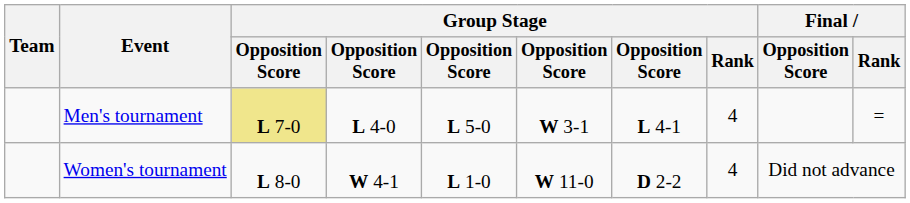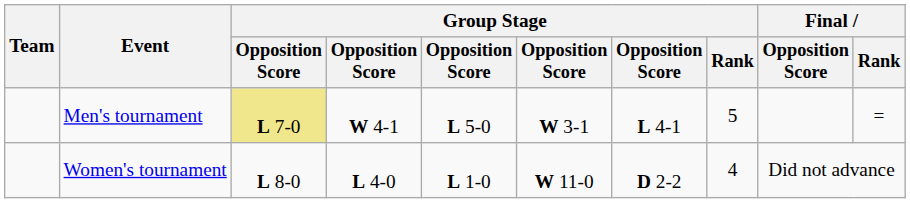(374, 126) L 4-0 -> (374, 126) W 4-1
(733, 115) 4 -> (733, 115) 5
(374, 181) W 4-1 -> (374, 181) L 4-0
